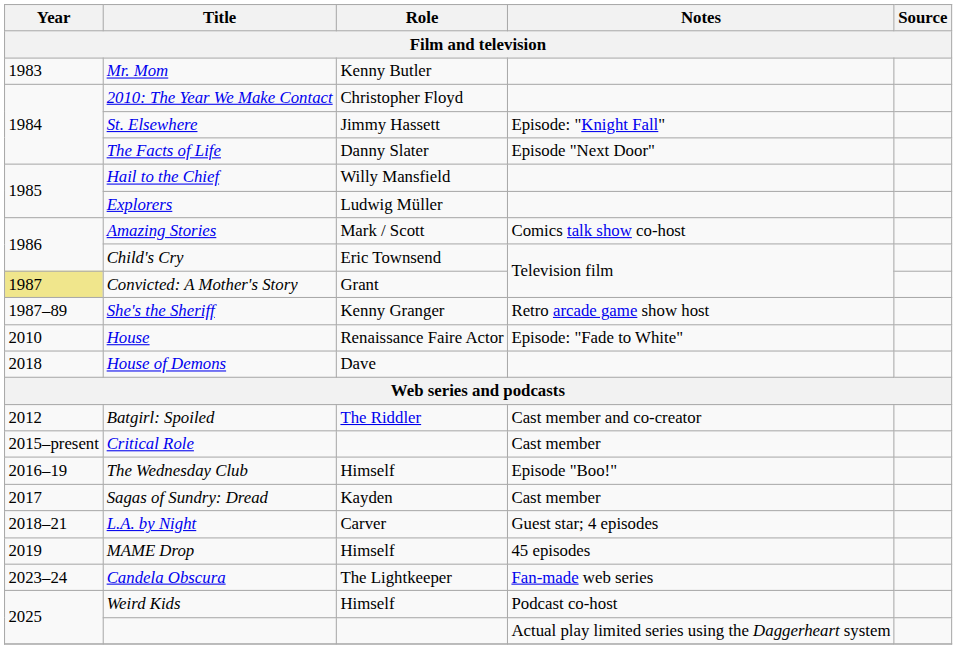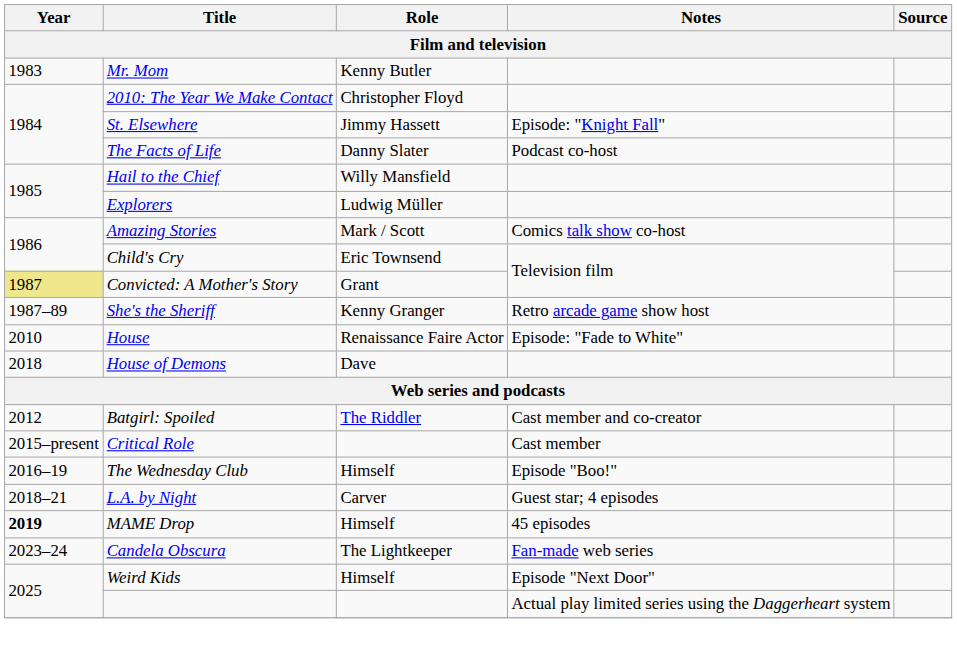(583, 151) Episode "Next Door" -> (564, 151) Podcast co-host
- row: (187, 497)
(25, 550) normal -> (25, 524) bold
(564, 603) Podcast co-host -> (583, 577) Episode "Next Door"
